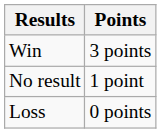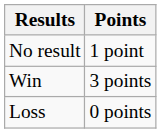rows swapped: (25, 50) <-> (45, 81)
